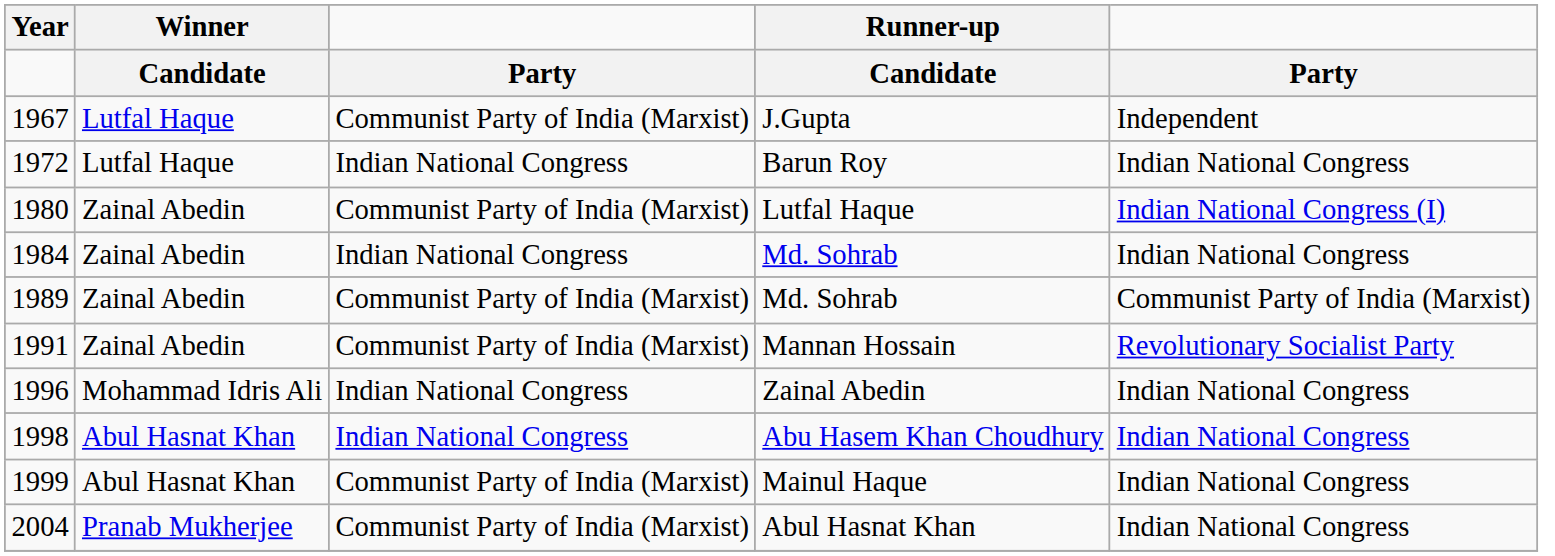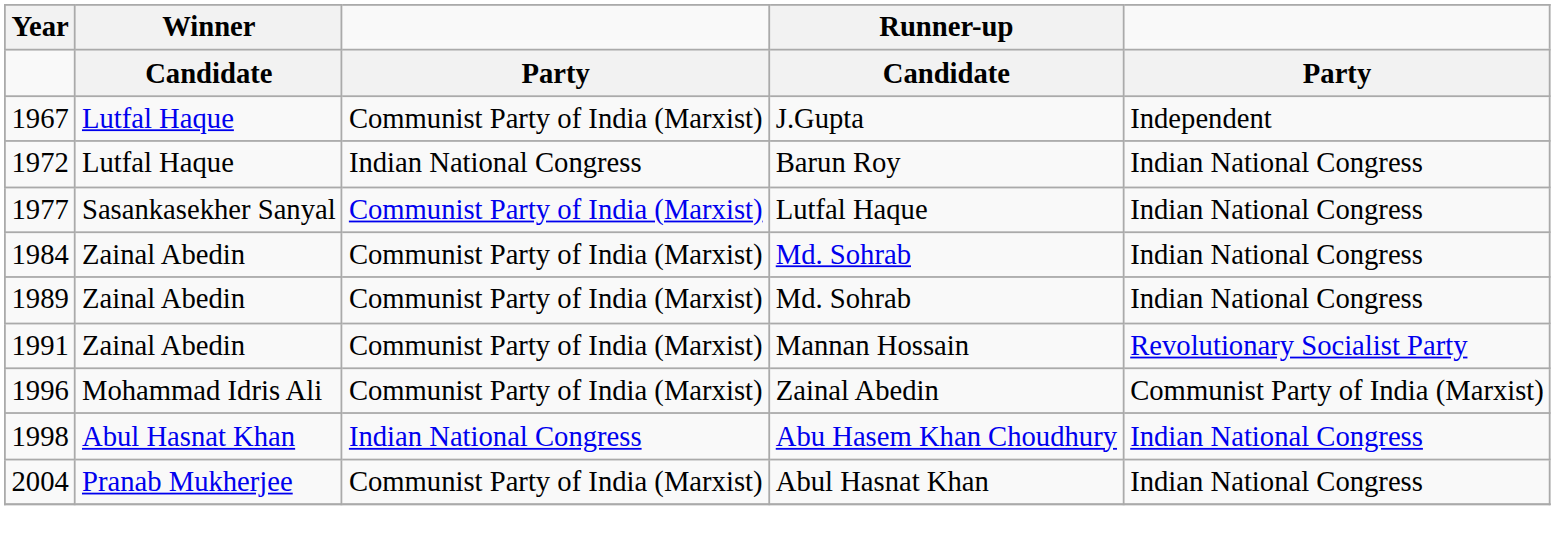+ row: (40, 208)
- row: (40, 208)
(482, 254) Indian National Congress -> (556, 254) Communist Party of India (Marxist)
(1324, 299) Communist Party of India (Marxist) -> (1277, 299) Indian National Congress
(482, 390) Indian National Congress -> (556, 390) Communist Party of India (Marxist)
(1263, 390) Indian National Congress -> (1337, 390) Communist Party of India (Marxist)
- row: (40, 481)
